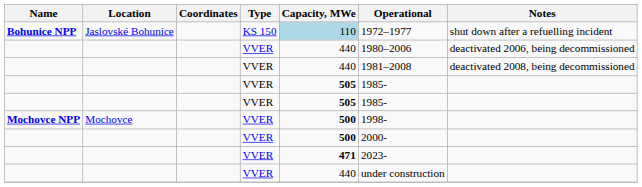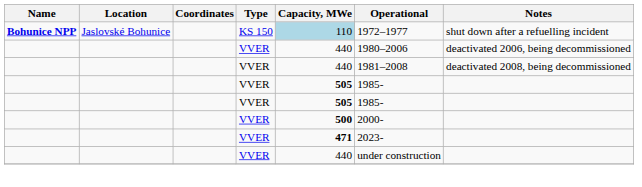- row: (43, 119)
